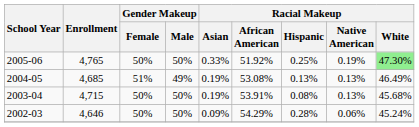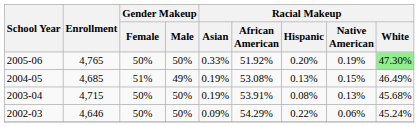(304, 61) 0.25% -> (304, 61) 0.20%
(351, 78) 0.13% -> (351, 78) 0.15%
(304, 113) 0.28% -> (304, 113) 0.22%
